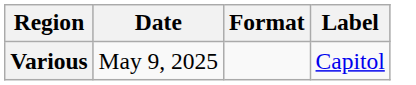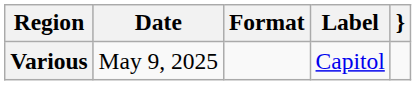+ column: (400, 23)
